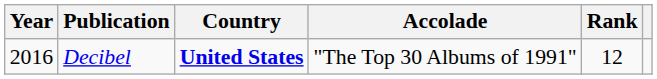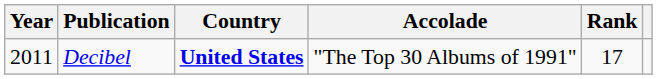(31, 56) 2016 -> (31, 56) 2011
(612, 56) 12 -> (612, 56) 17
